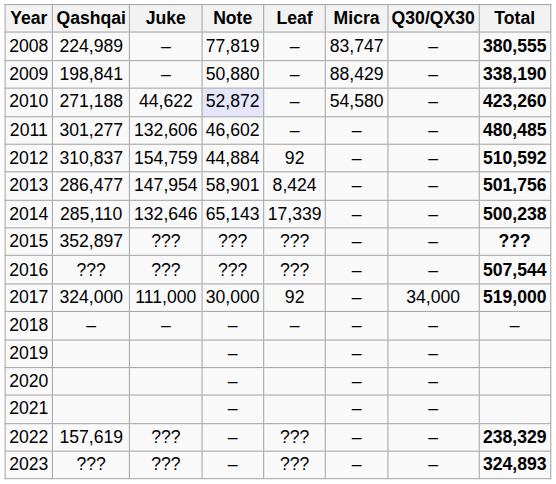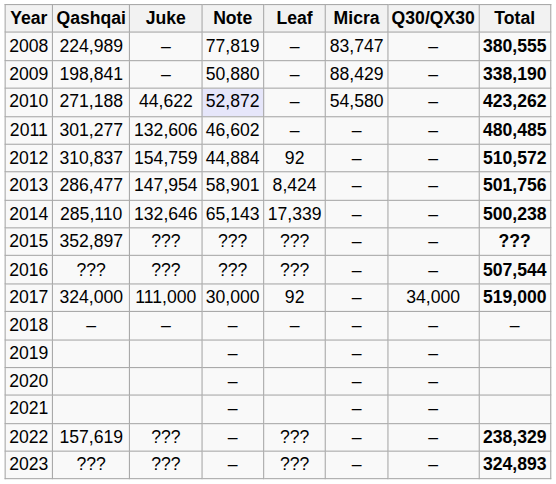(515, 102) 423,260 -> (515, 102) 423,262
(515, 158) 510,592 -> (515, 158) 510,572
